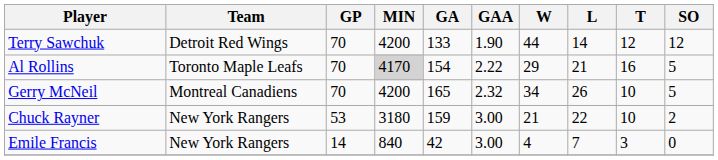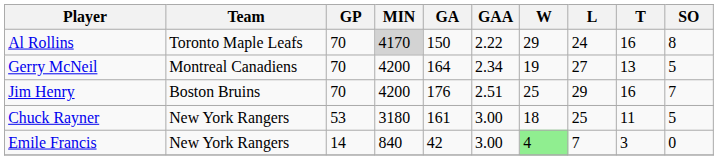- row: (56, 42)
(439, 67) 154 -> (439, 42) 150
(580, 67) 21 -> (580, 42) 24
(672, 67) 5 -> (672, 42) 8
(439, 92) 165 -> (439, 67) 164
(489, 92) 2.32 -> (489, 67) 2.34
(531, 92) 34 -> (531, 67) 19
(580, 92) 26 -> (580, 67) 27
(628, 92) 10 -> (628, 67) 13
+ row: (41, 92)
(439, 117) 159 -> (439, 117) 161
(531, 117) 21 -> (531, 117) 18
(580, 117) 22 -> (580, 117) 25
(628, 117) 10 -> (628, 117) 11
(672, 117) 2 -> (672, 117) 5
(527, 142) no background -> (527, 142) lightgreen background
